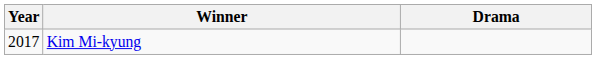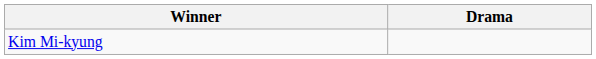- column: (24, 16)
